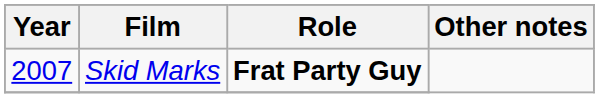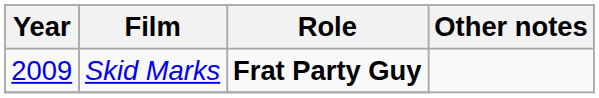(42, 70) 2007 -> (42, 70) 2009
